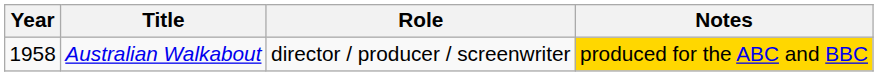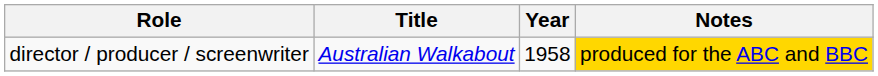columns swapped: (33, 20) <-> (421, 20)
